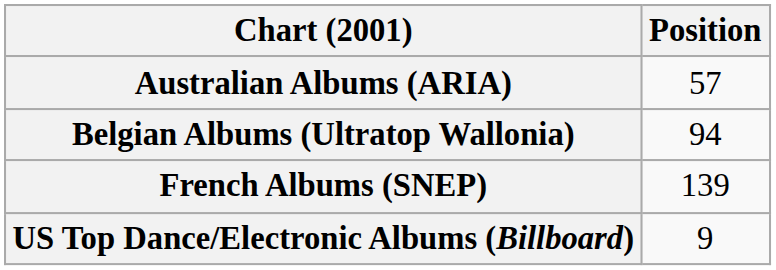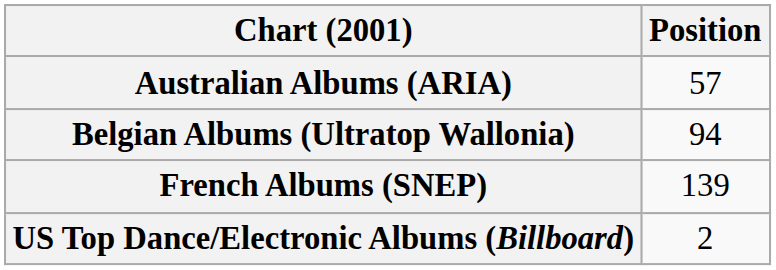(705, 237) 9 -> (705, 237) 2
